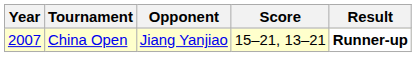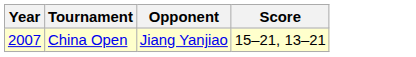- column: (370, 16)
